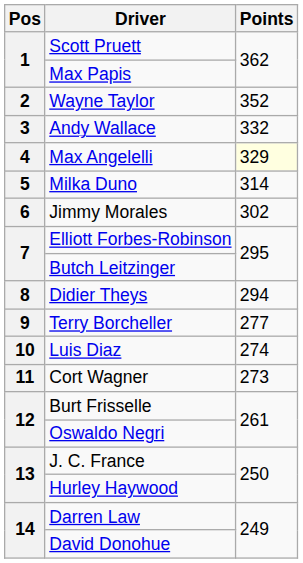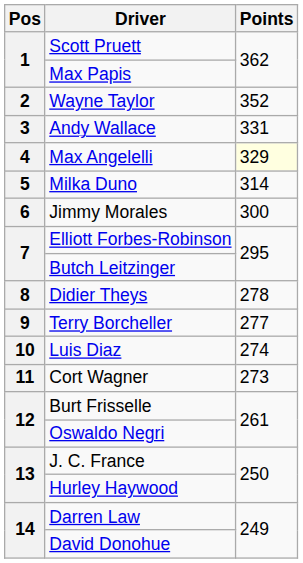(254, 129) 332 -> (254, 129) 331
(254, 212) 302 -> (254, 212) 300
(254, 295) 294 -> (254, 295) 278
